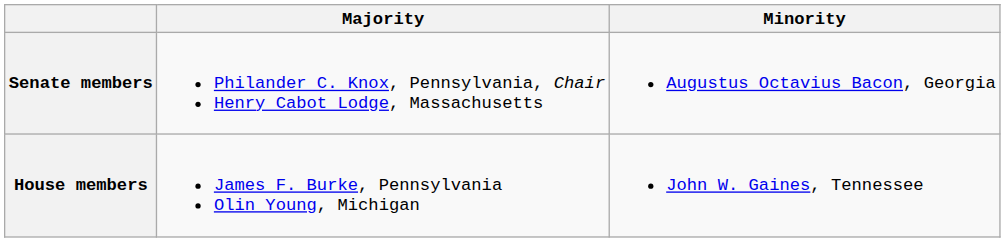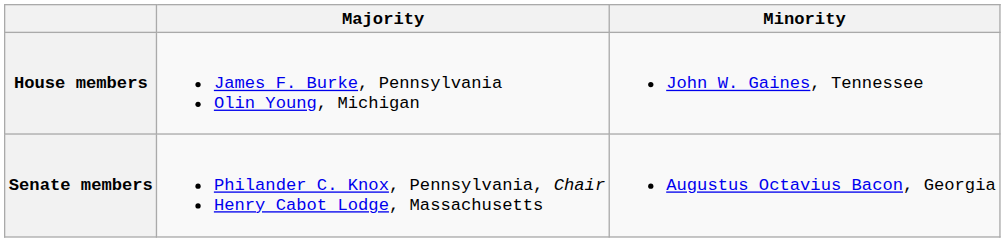rows swapped: (81, 84) <-> (81, 185)
